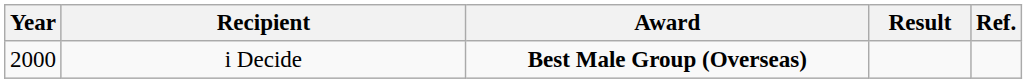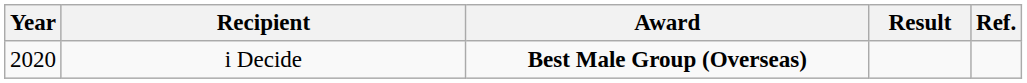(33, 59) 2000 -> (33, 59) 2020
